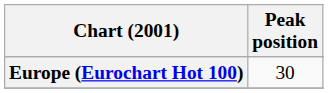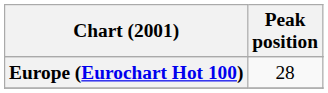(285, 72) 30 -> (285, 72) 28
